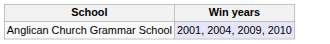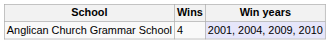+ column: (190, 13)
